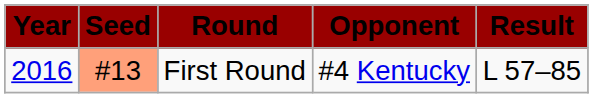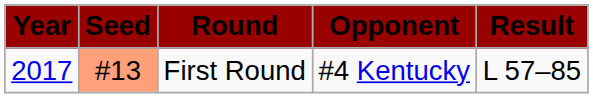(42, 69) 2016 -> (42, 69) 2017
